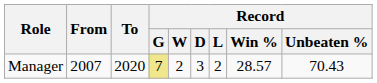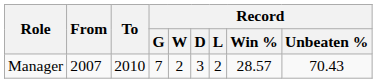(130, 66) 2020 -> (130, 66) 2010
(159, 66) khaki background -> (159, 66) no background
